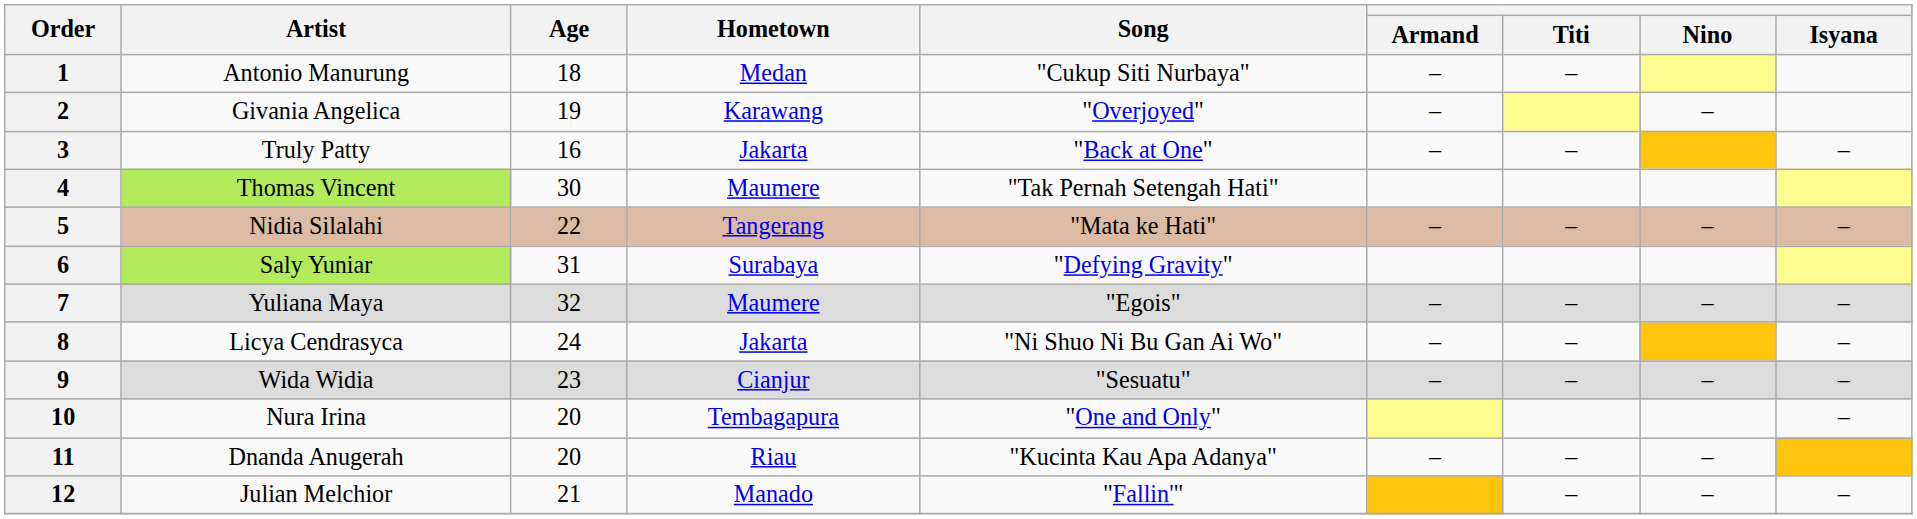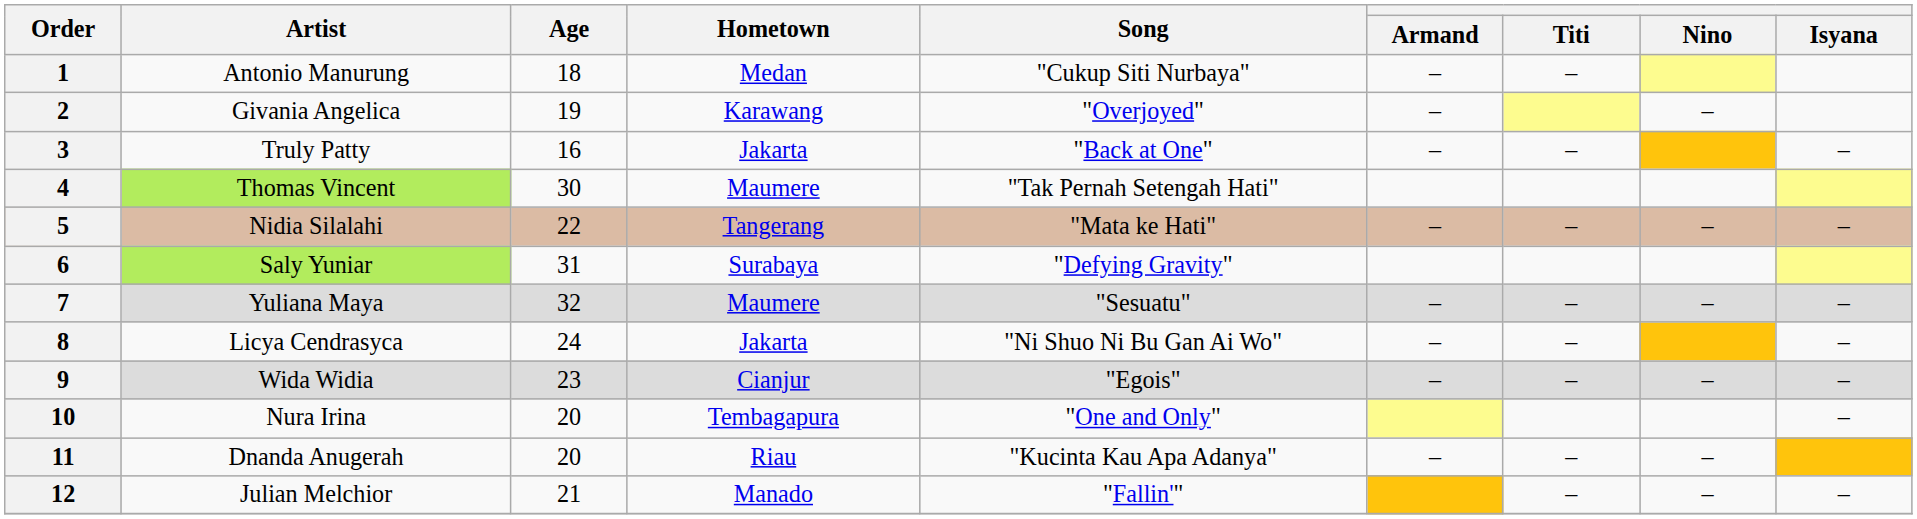(1143, 303) "Egois" -> (1143, 303) "Sesuatu"
(1143, 379) "Sesuatu" -> (1143, 379) "Egois"
